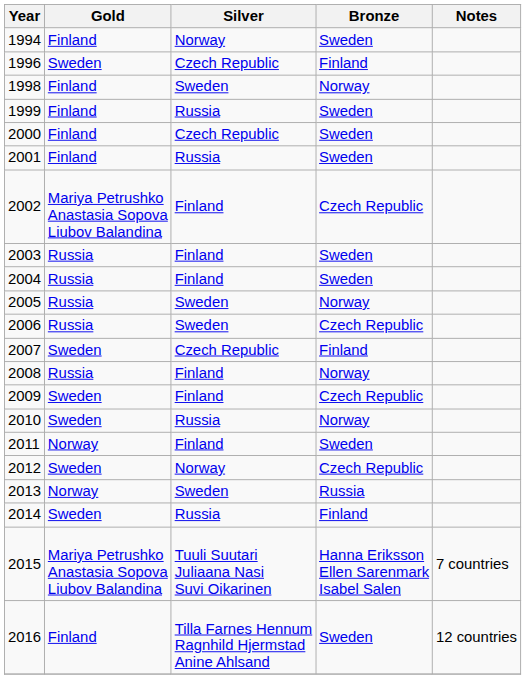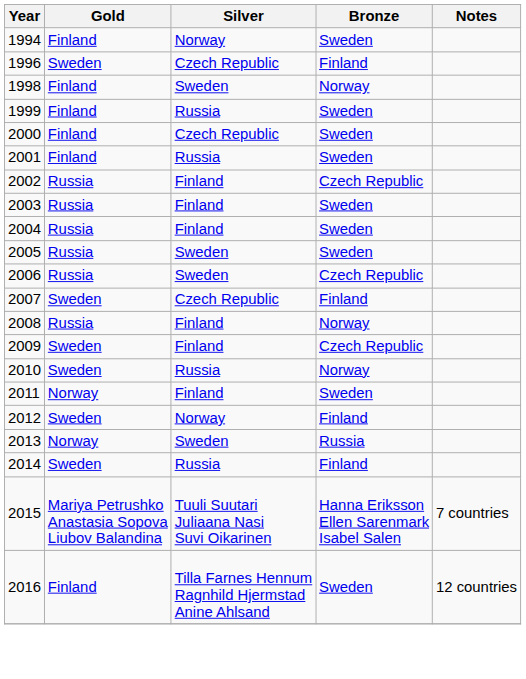(108, 214) Mariya Petrushko Anastasia Sopova Liubov Balandina -> (71, 181) Russia
(344, 302) Norway -> (346, 252) Sweden
(371, 467) Czech Republic -> (343, 417) Finland
